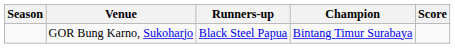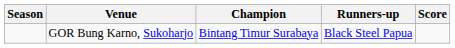columns swapped: (353, 14) <-> (243, 14)
